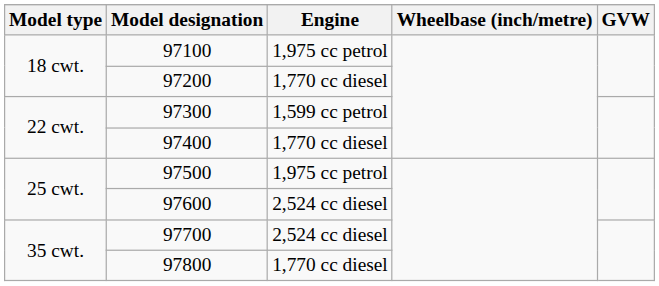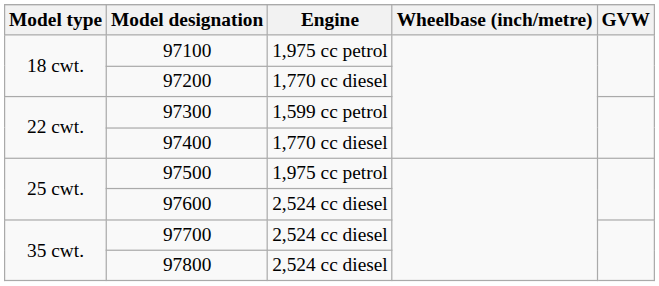(330, 265) 1,770 cc diesel -> (330, 265) 2,524 cc diesel
